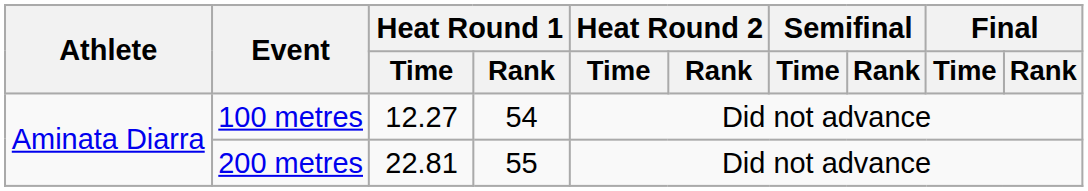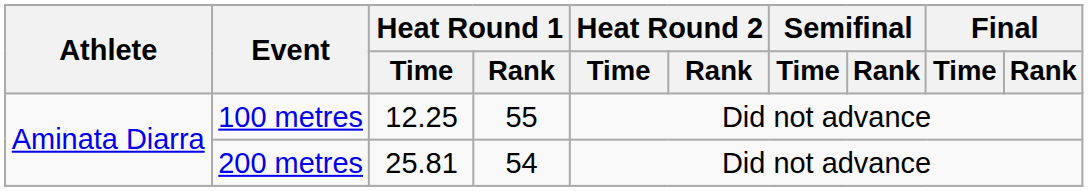(422, 117) 12.27 -> (422, 117) 12.25
(522, 117) 54 -> (522, 117) 55
(422, 163) 22.81 -> (422, 163) 25.81
(522, 163) 55 -> (522, 163) 54
